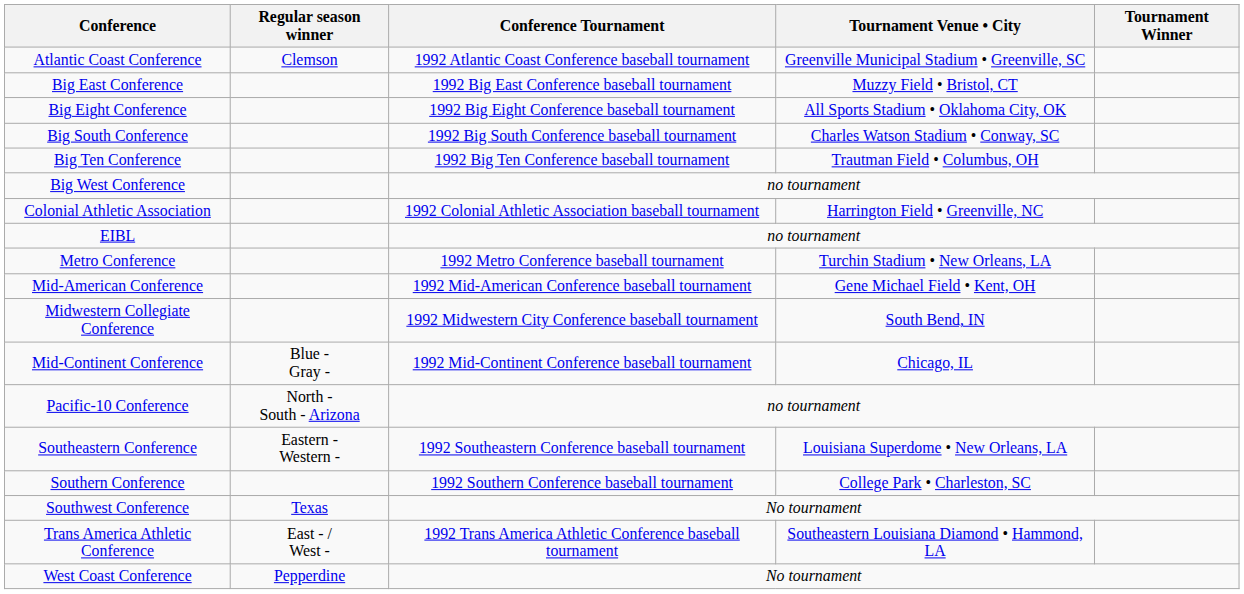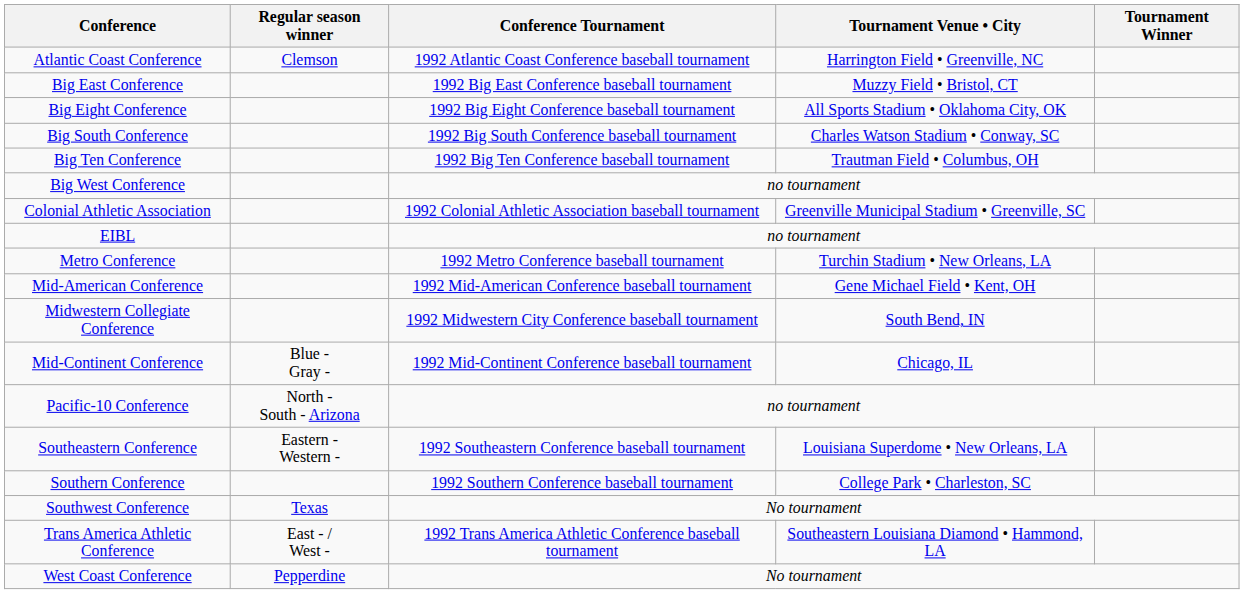(935, 60) Greenville Municipal Stadium • Greenville, SC -> (935, 60) Harrington Field • Greenville, NC
(935, 210) Harrington Field • Greenville, NC -> (935, 210) Greenville Municipal Stadium • Greenville, SC
